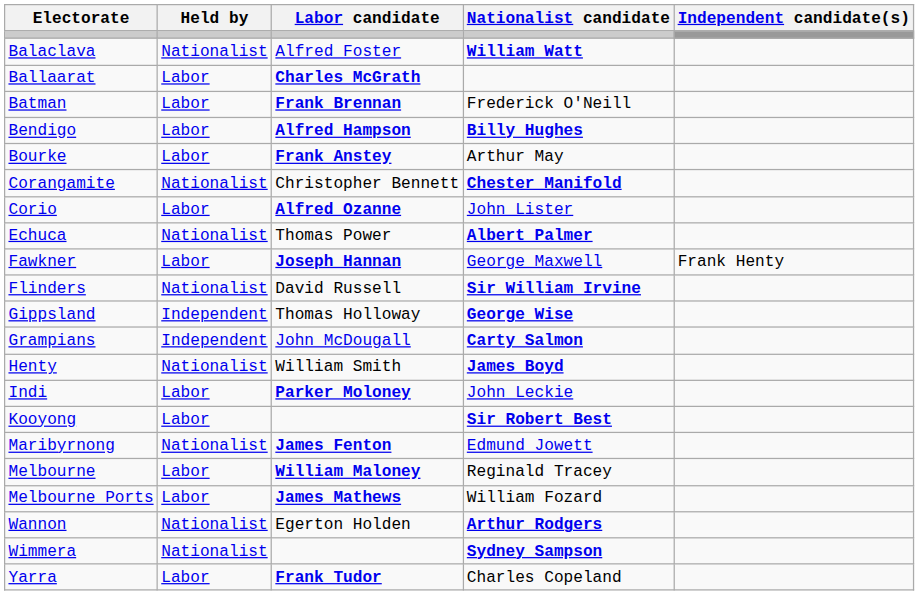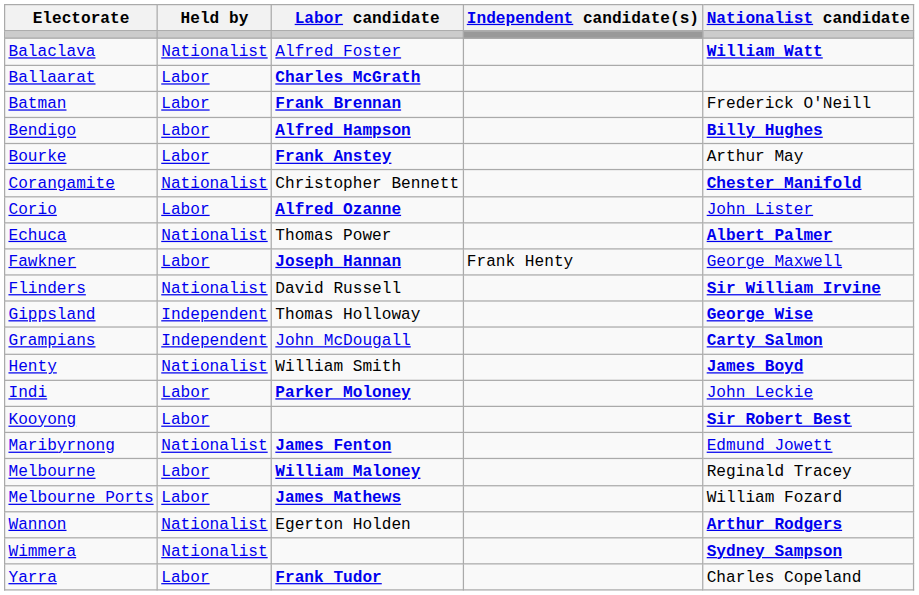columns swapped: (568, 18) <-> (794, 18)
